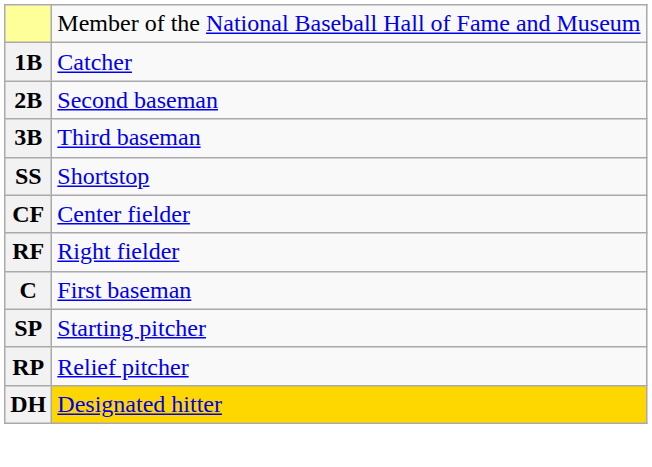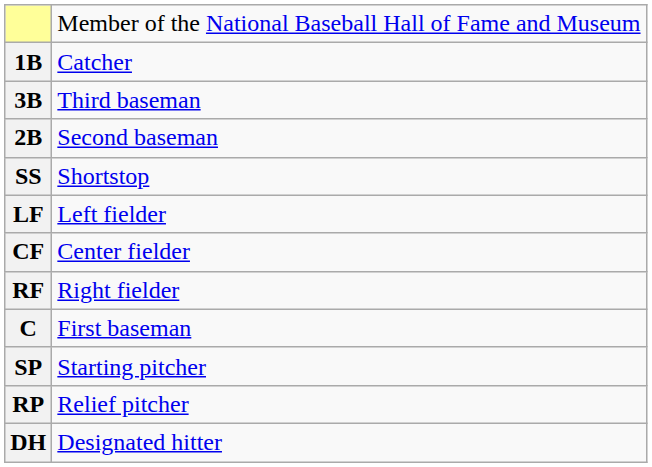rows swapped: (28, 99) <-> (28, 137)
+ row: (28, 213)
(140, 404) gold background -> (140, 442) no background
